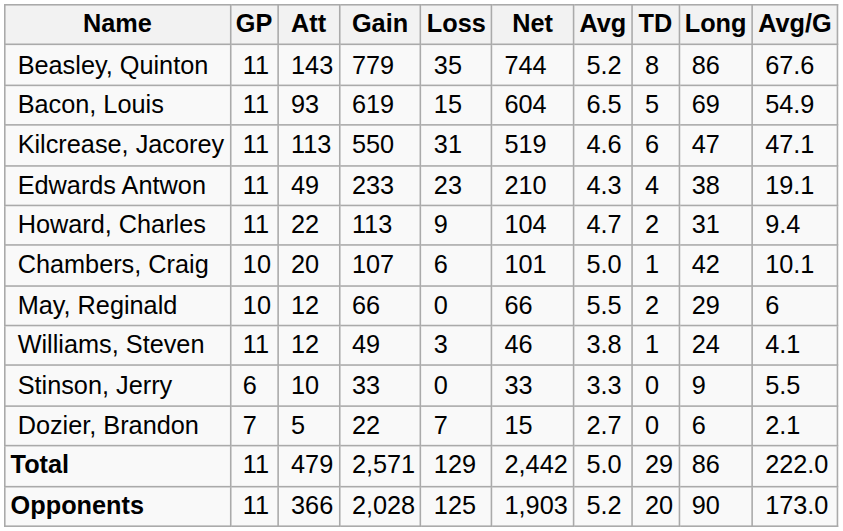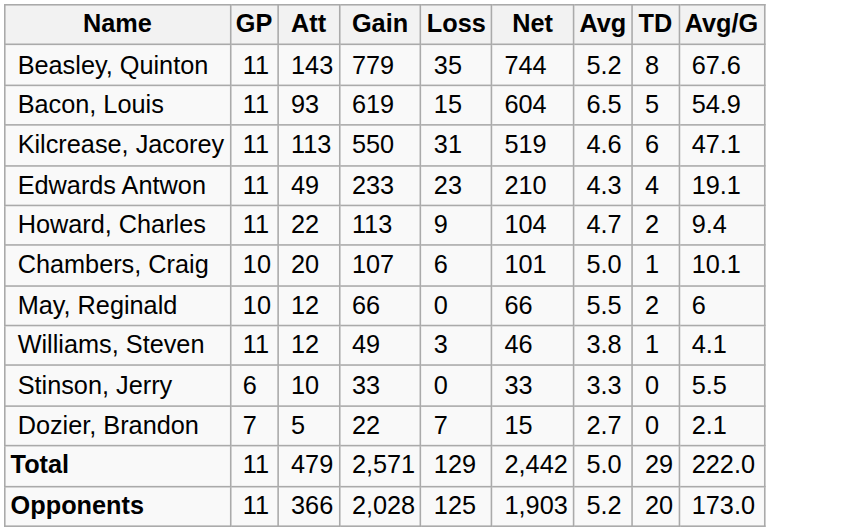- column: (716, 24)
